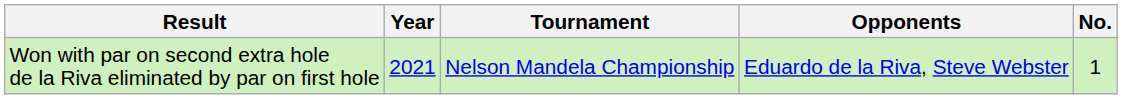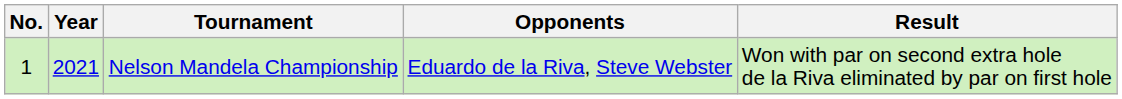columns swapped: (1095, 21) <-> (195, 21)
